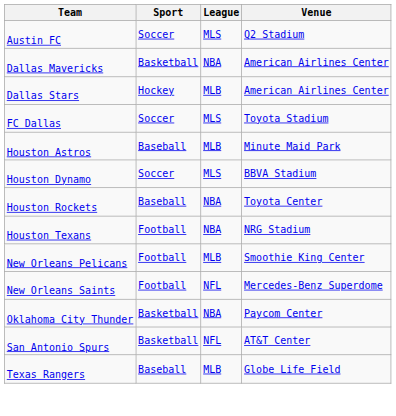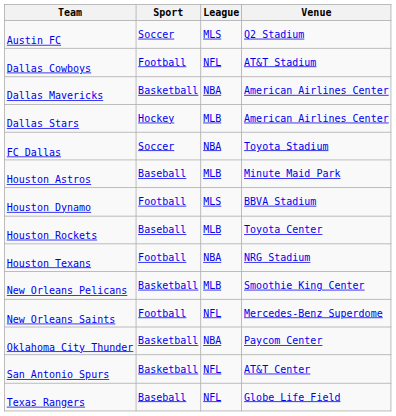+ row: (49, 68)
(212, 118) MLS -> (212, 146) NBA
(156, 174) Soccer -> (162, 202) Football
(212, 202) NBA -> (212, 230) MLB
(162, 258) Football -> (168, 285) Basketball
(212, 369) MLB -> (212, 397) NFL
